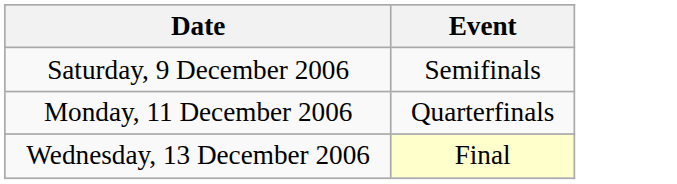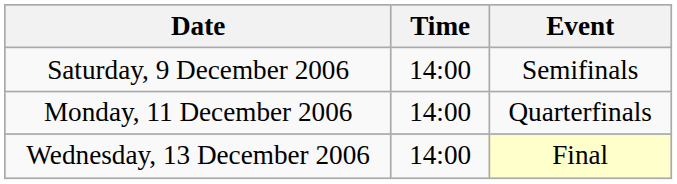+ column: (440, 26)
